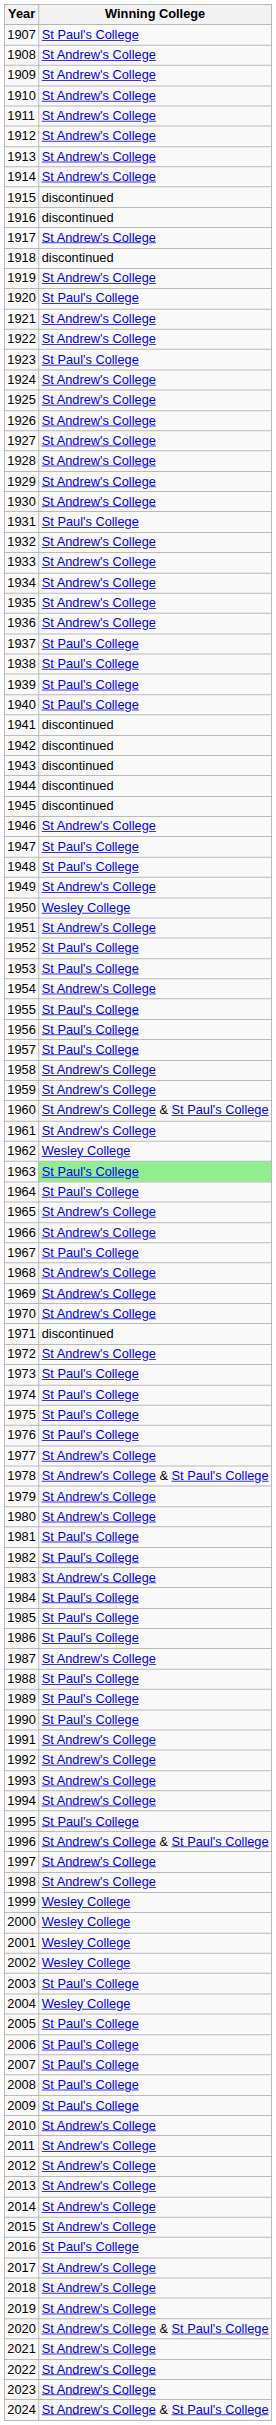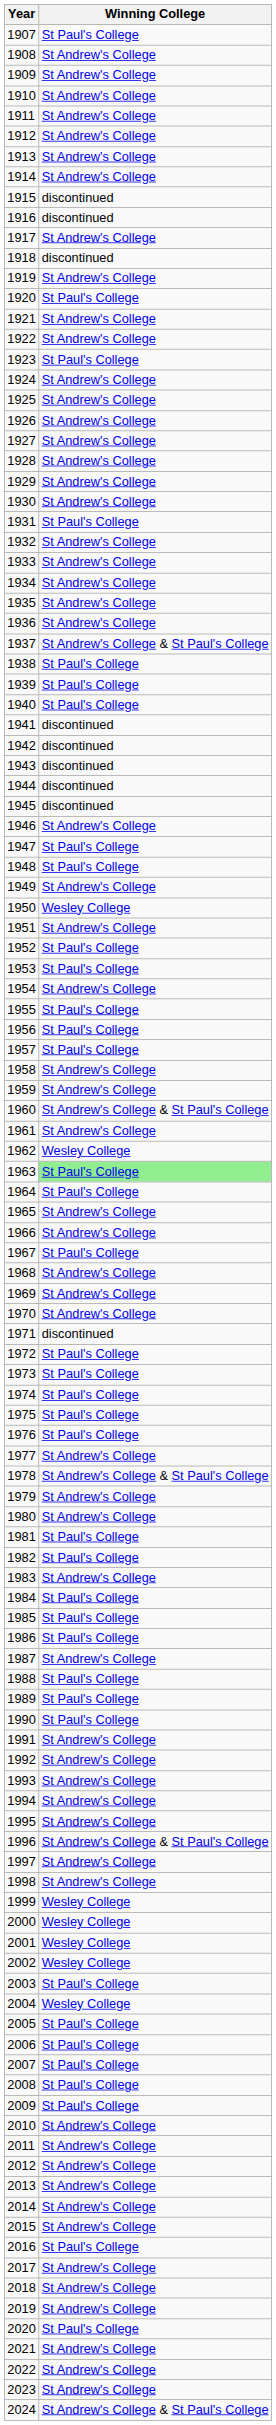(90, 643) St Paul's College -> (155, 643) St Andrew's College & St Paul's College
(99, 1354) St Andrew's College -> (90, 1354) St Paul's College
(90, 1821) St Paul's College -> (99, 1821) St Andrew's College
(155, 2328) St Andrew's College & St Paul's College -> (90, 2328) St Paul's College
